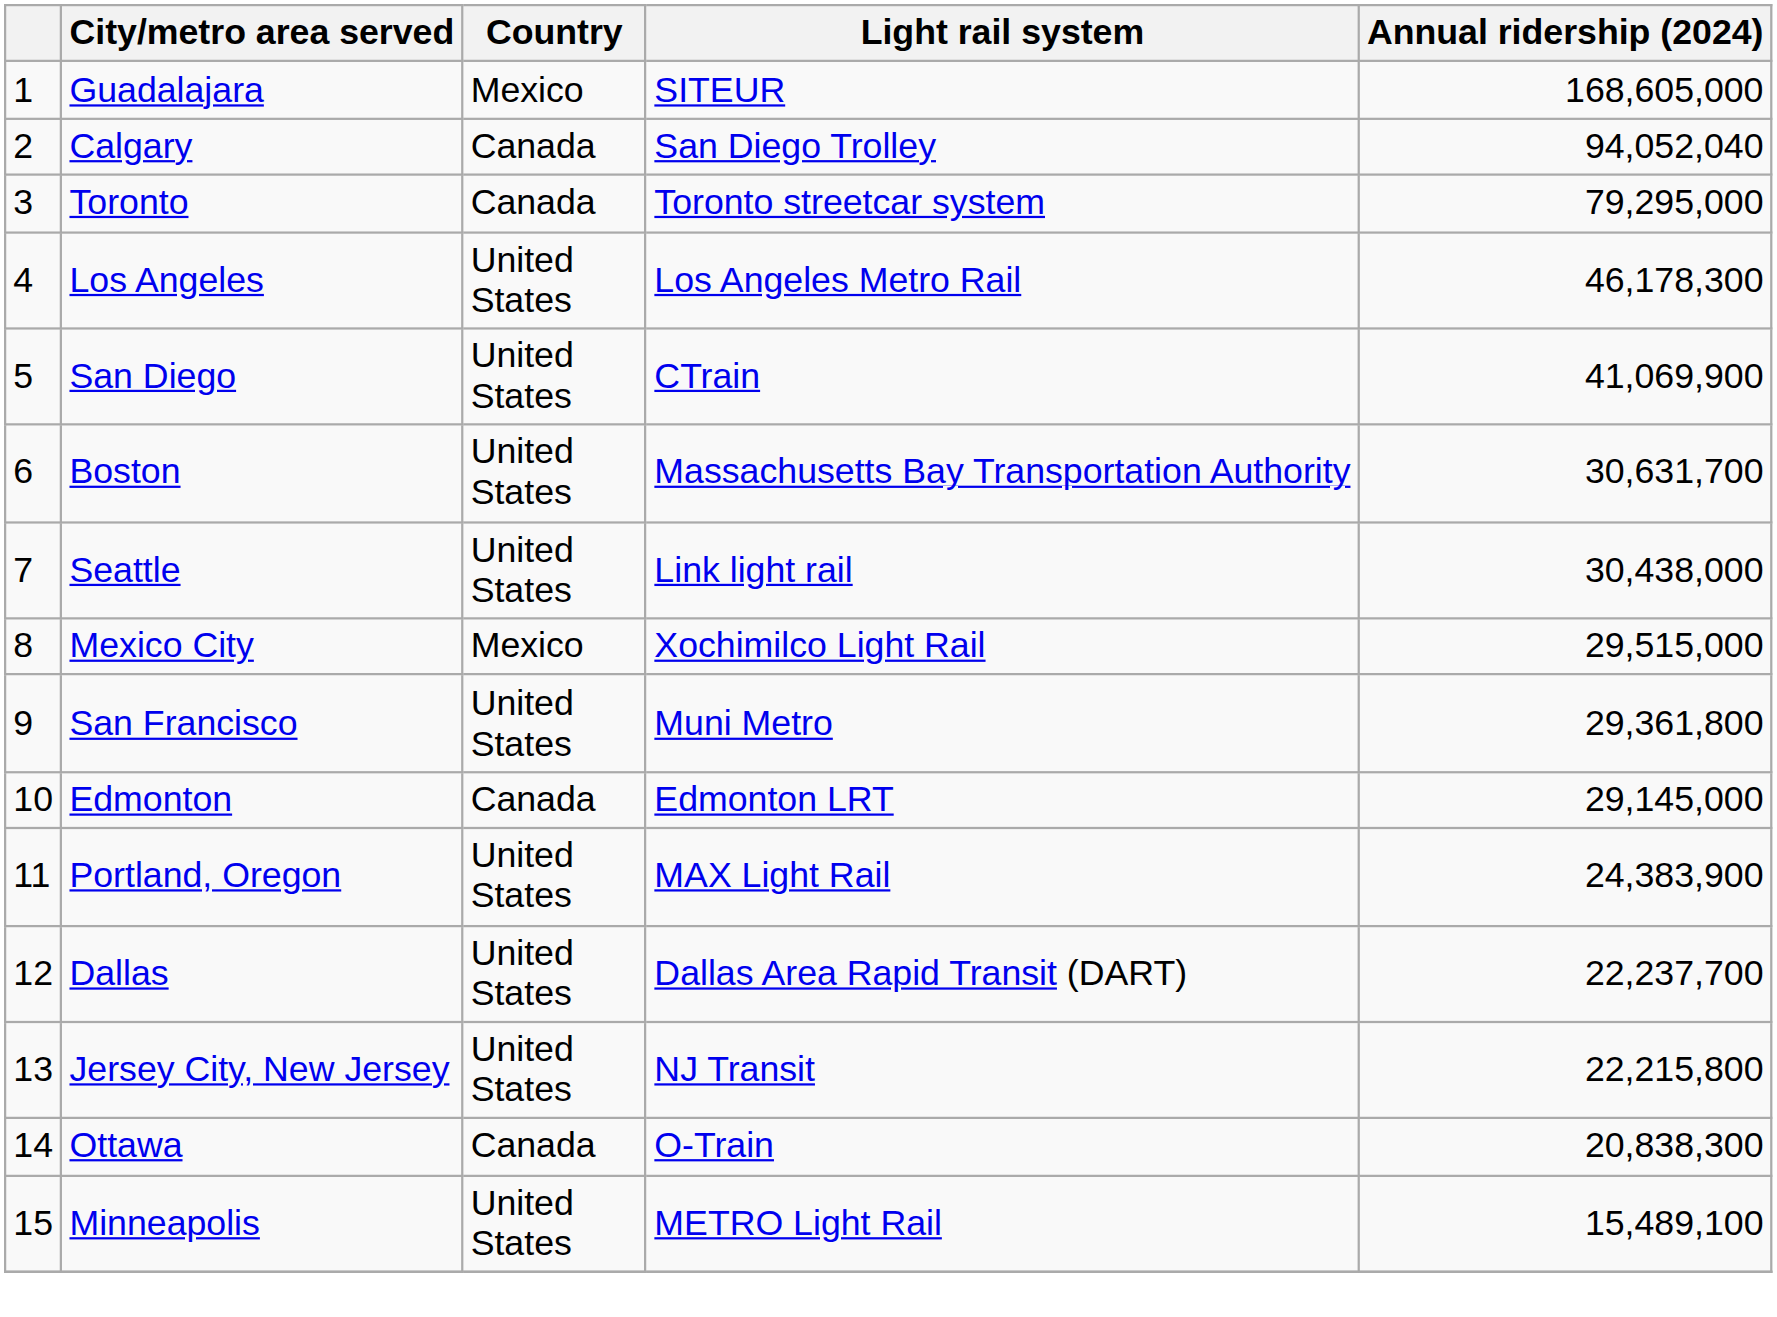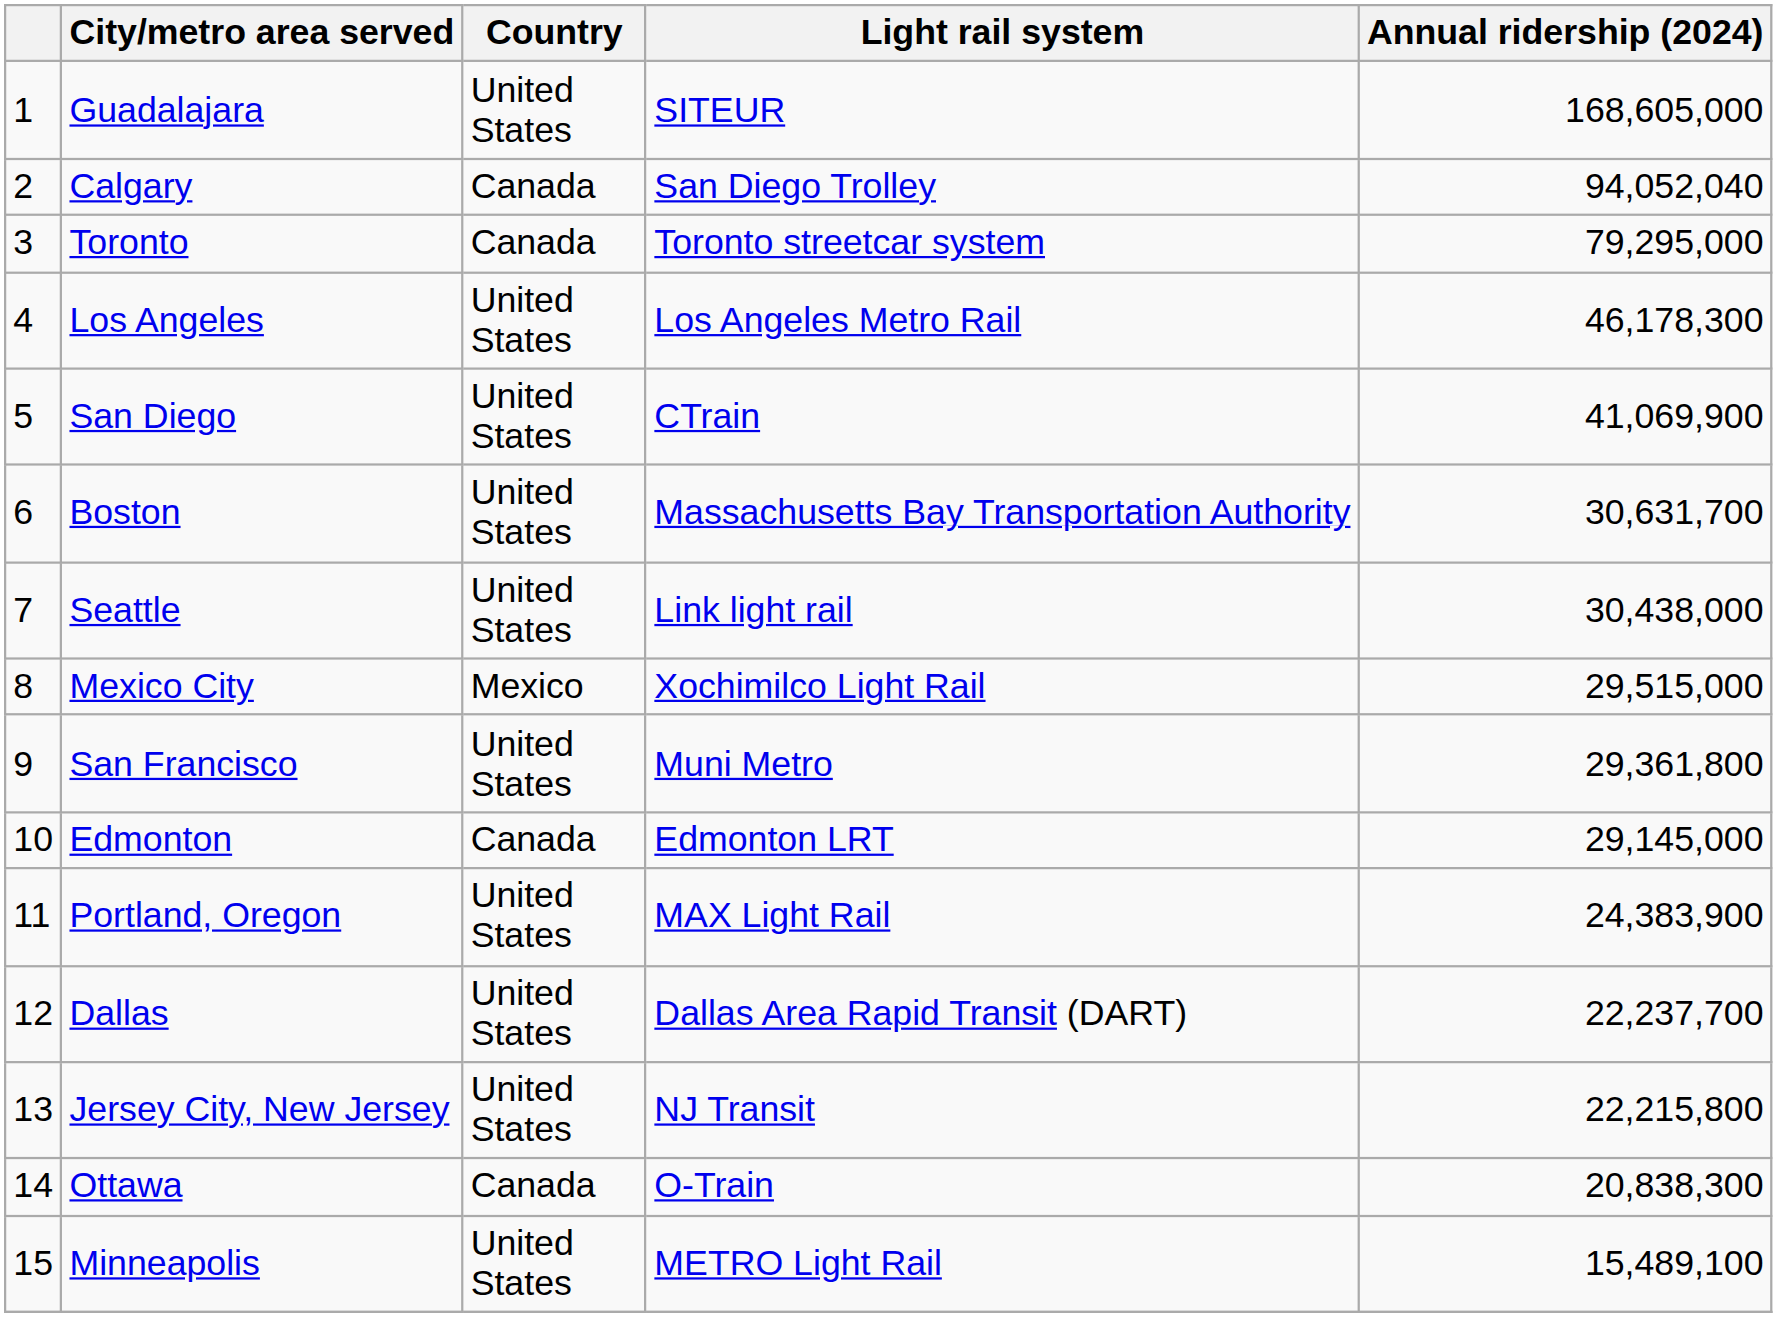(527, 89) Mexico -> (522, 109) United States
